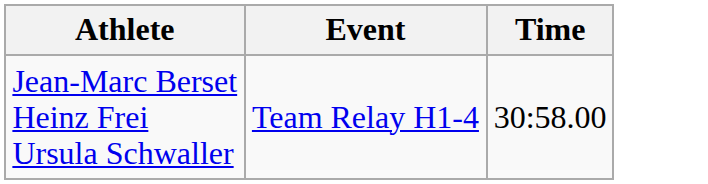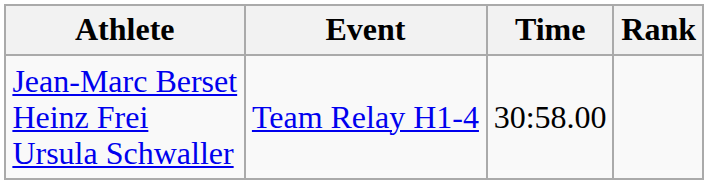+ column: (659, 29)
